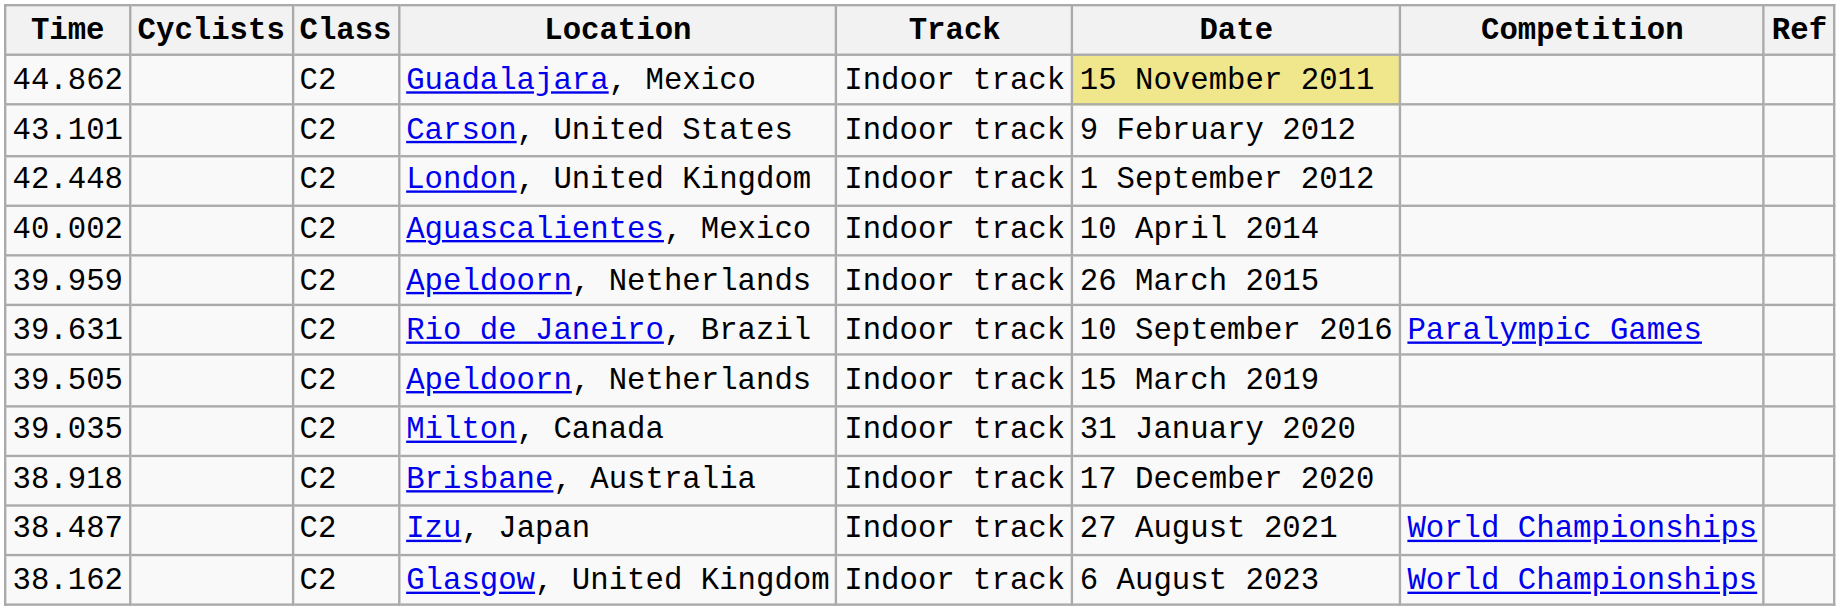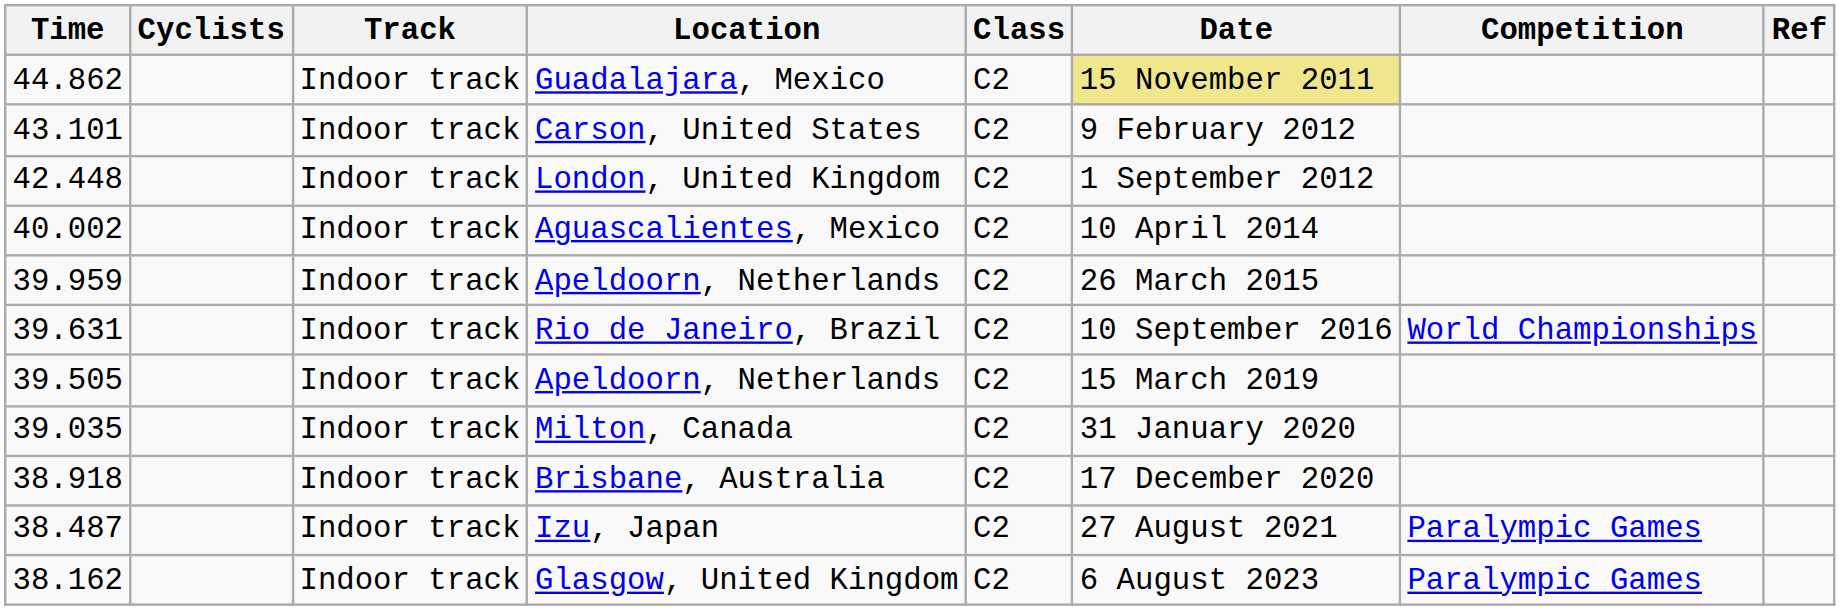columns swapped: (346, 30) <-> (955, 30)
(1555, 330) Paralympic Games -> (1582, 330) World Championships
(1582, 530) World Championships -> (1555, 530) Paralympic Games
(1582, 580) World Championships -> (1555, 580) Paralympic Games
